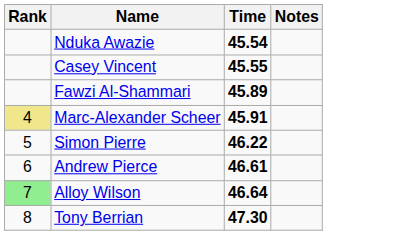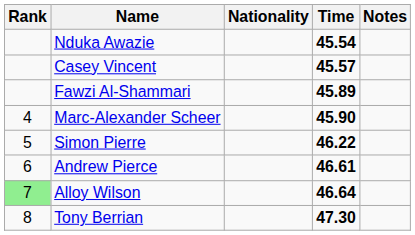+ column: (268, 17)
(248, 67) 45.55 -> (336, 67) 45.57
(28, 117) khaki background -> (28, 117) no background
(248, 117) 45.91 -> (336, 117) 45.90
